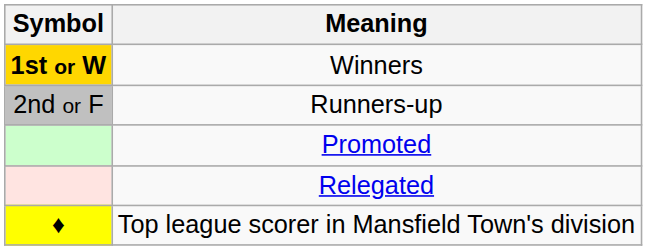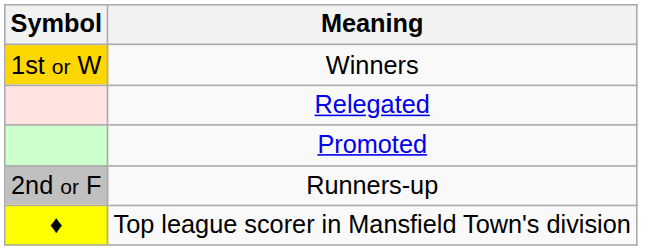(58, 64) bold -> (56, 64) normal
rows swapped: (376, 104) <-> (376, 184)
